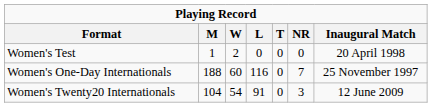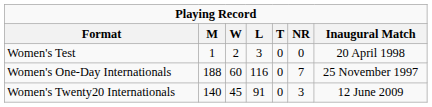(259, 53) 0 -> (259, 53) 3
(212, 92) 104 -> (212, 92) 140
(236, 92) 54 -> (236, 92) 45
